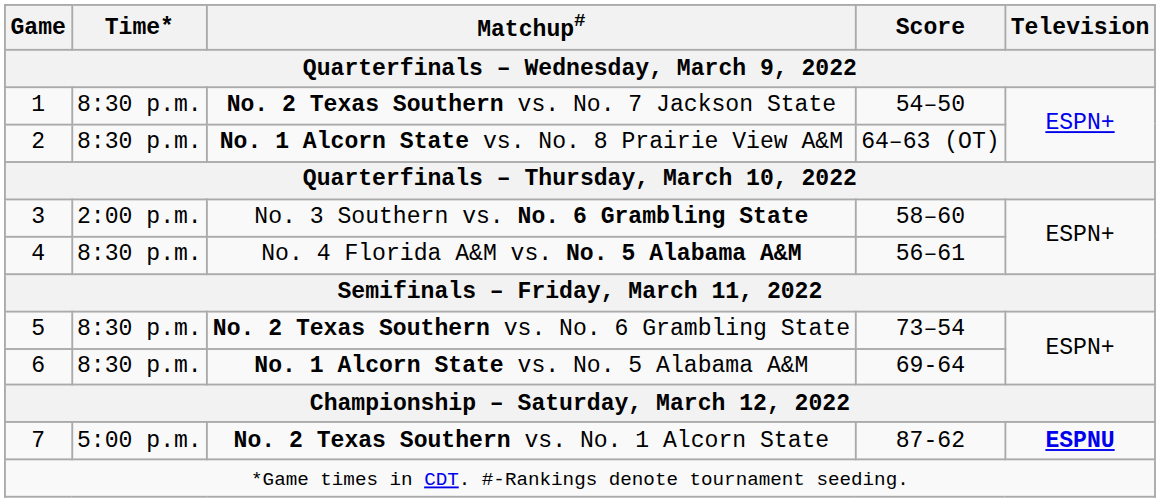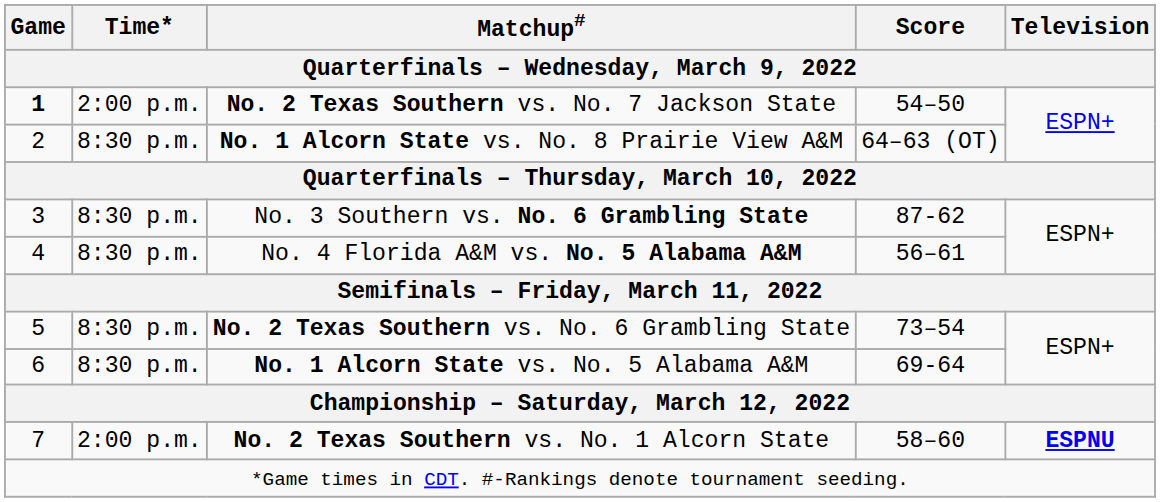(38, 106) normal -> (38, 106) bold
(139, 106) 8:30 p.m. -> (139, 106) 2:00 p.m.
(139, 218) 2:00 p.m. -> (139, 218) 8:30 p.m.
(930, 218) 58–60 -> (930, 218) 87-62
(139, 442) 5:00 p.m. -> (139, 442) 2:00 p.m.
(930, 442) 87-62 -> (930, 442) 58–60
